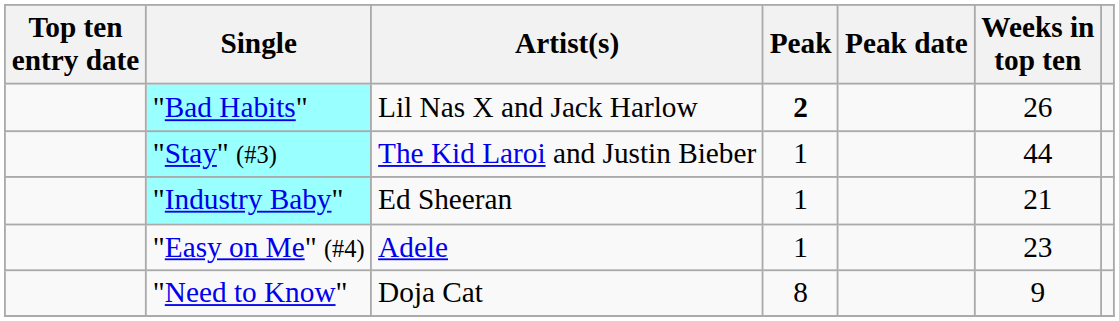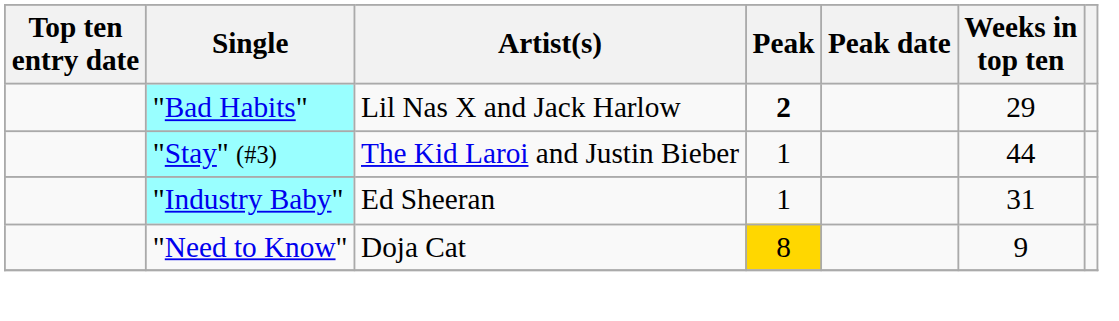(1038, 107) 26 -> (1021, 107) 29
(1038, 199) 21 -> (1021, 199) 31
- row: (259, 246)
(801, 292) no background -> (784, 246) gold background
